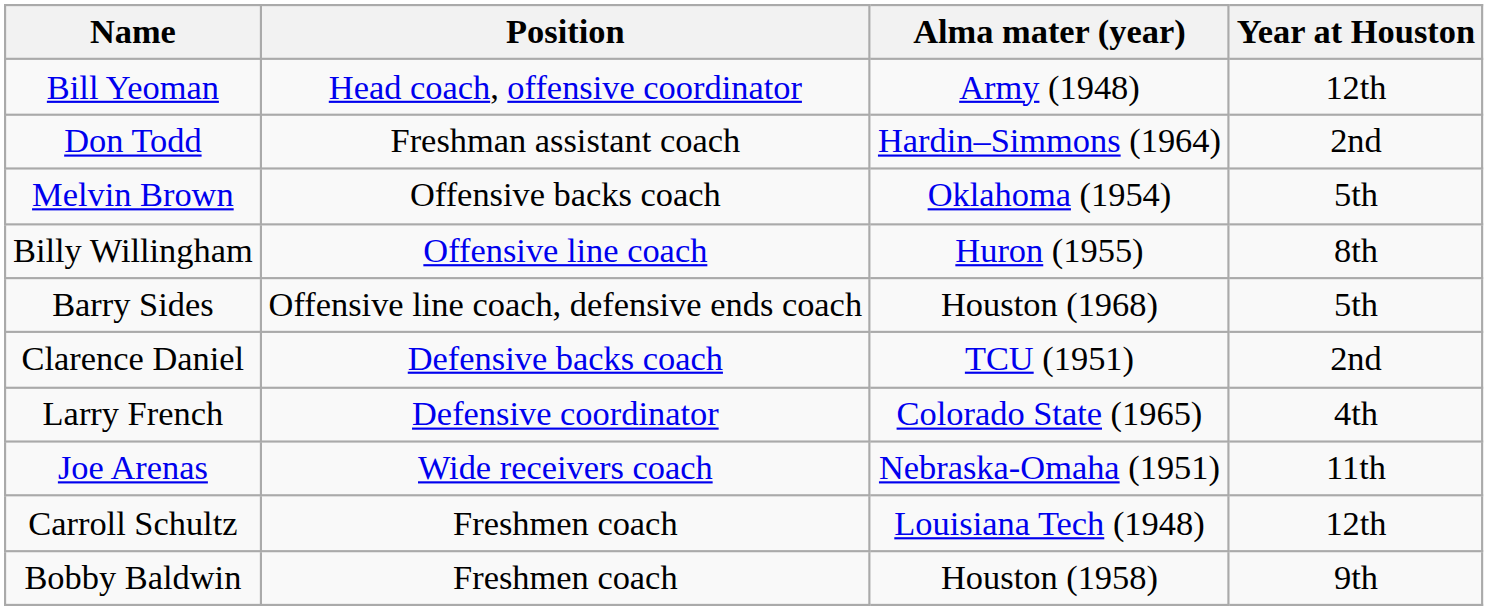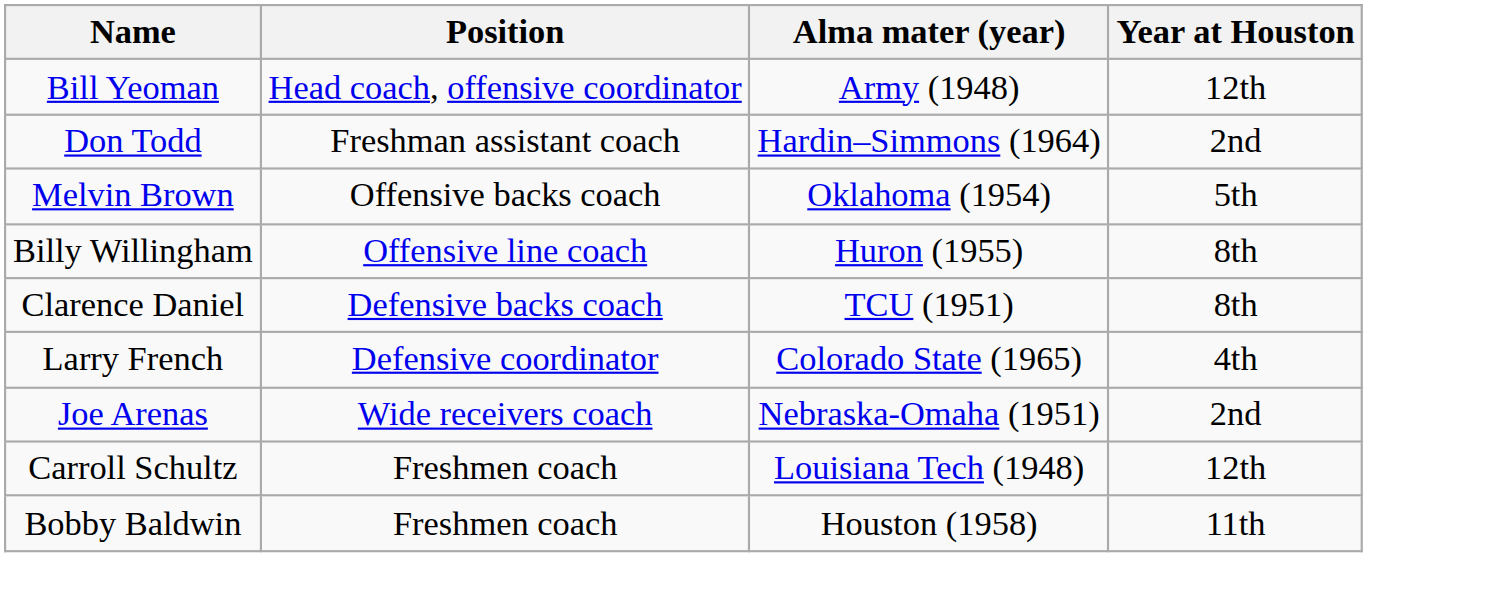- row: (133, 304)
(1356, 359) 2nd -> (1236, 304) 8th
(1356, 468) 11th -> (1236, 413) 2nd
(1356, 577) 9th -> (1236, 522) 11th
